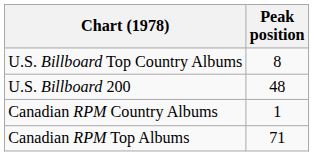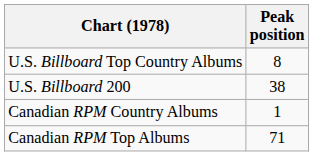(277, 86) 48 -> (277, 86) 38
